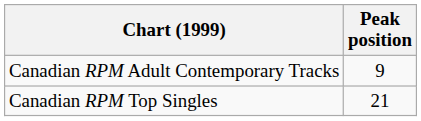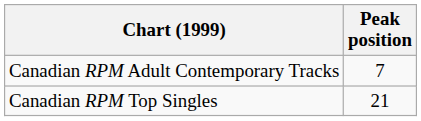(380, 70) 9 -> (380, 70) 7
